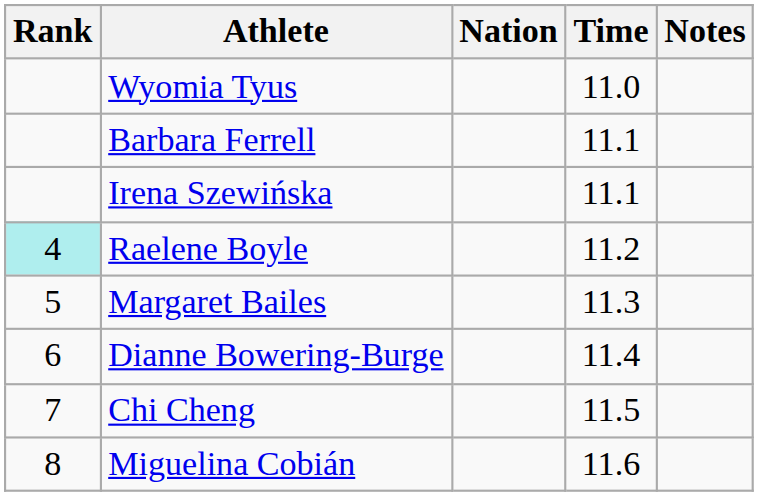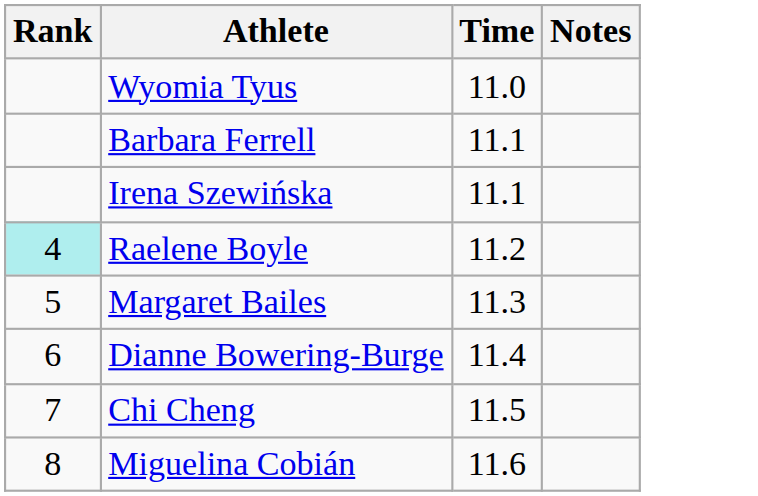- column: (509, 31)
